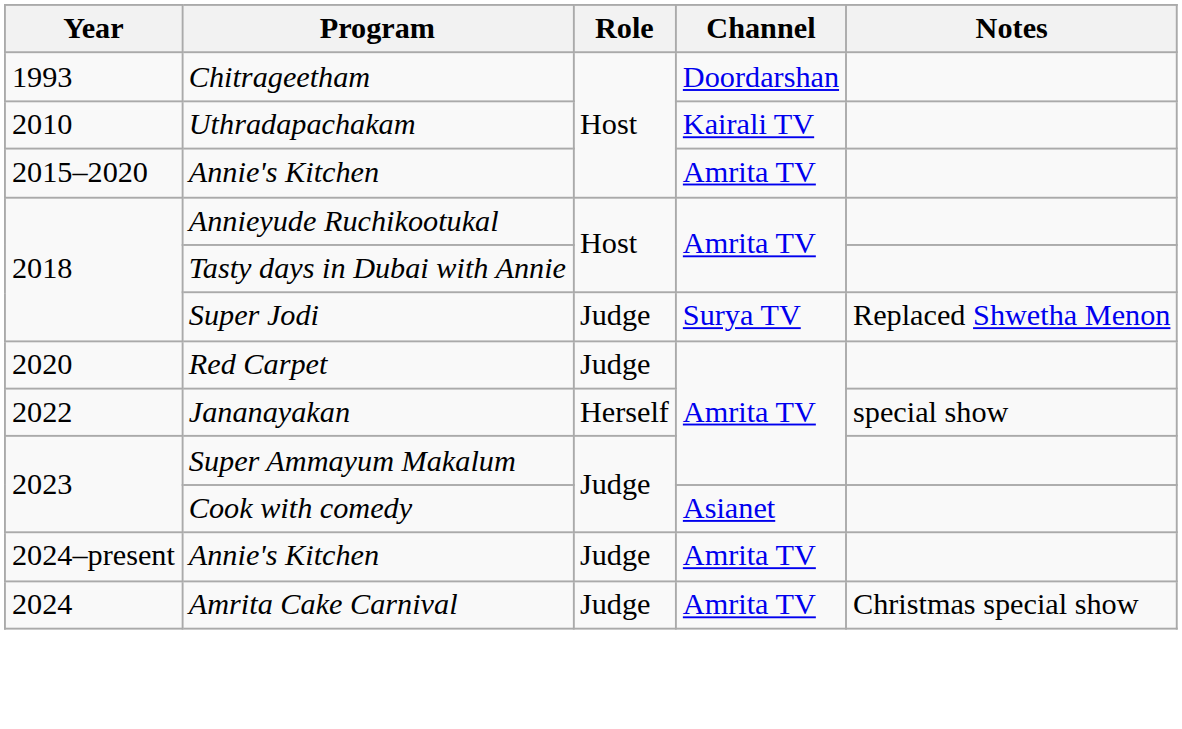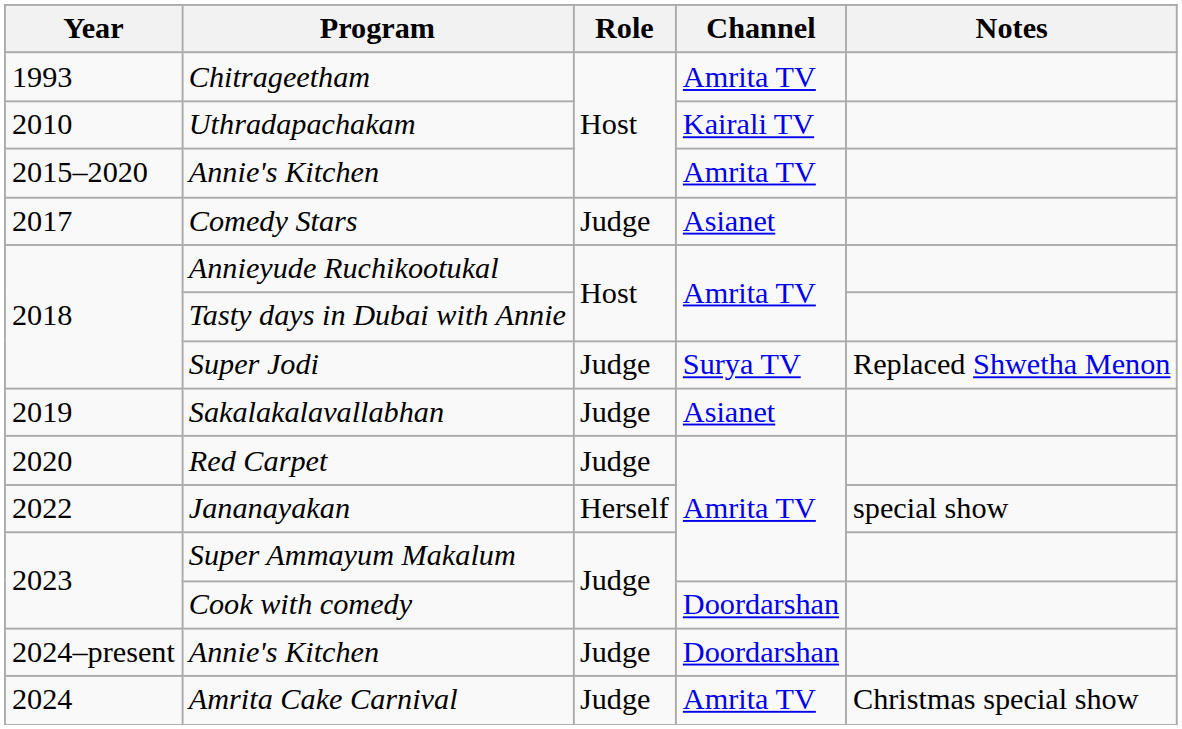(761, 76) Doordarshan -> (749, 76) Amrita TV
+ row: (42, 220)
+ row: (42, 412)
(729, 508) Asianet -> (761, 603) Doordarshan
(749, 556) Amrita TV -> (761, 651) Doordarshan
